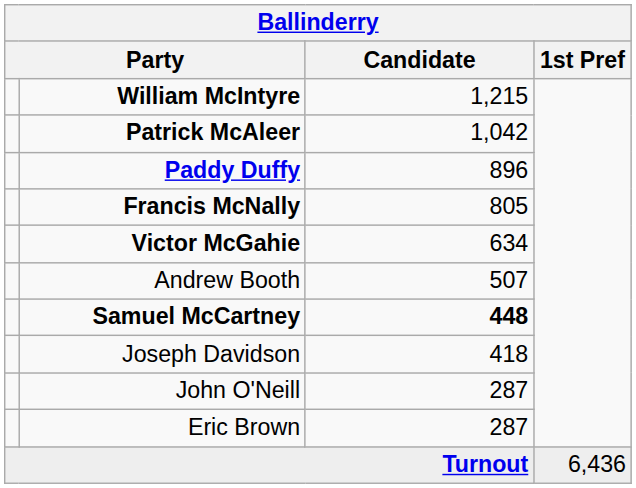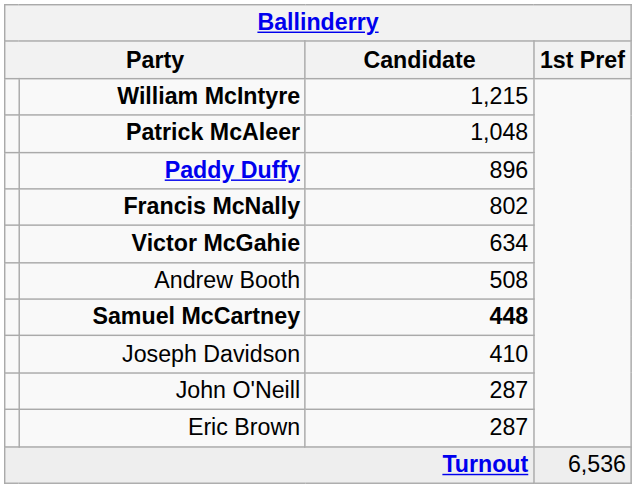(499, 133) 1,042 -> (499, 133) 1,048
(509, 206) 805 -> (509, 206) 802
(509, 280) 507 -> (509, 280) 508
(509, 354) 418 -> (509, 354) 410
(597, 464) 6,436 -> (597, 464) 6,536
